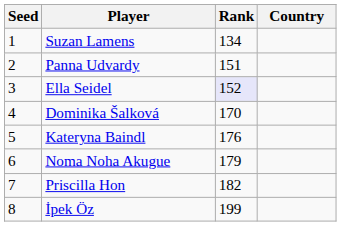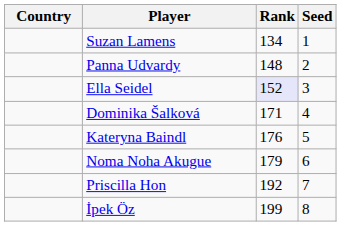columns swapped: (297, 16) <-> (23, 16)
(230, 64) 151 -> (271, 64) 148
(230, 112) 170 -> (271, 112) 171
(230, 185) 182 -> (271, 185) 192
